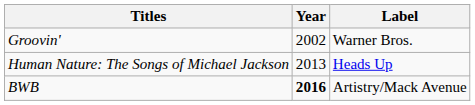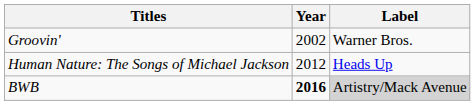(311, 64) 2013 -> (311, 64) 2012
(400, 87) no background -> (400, 87) lightgrey background
